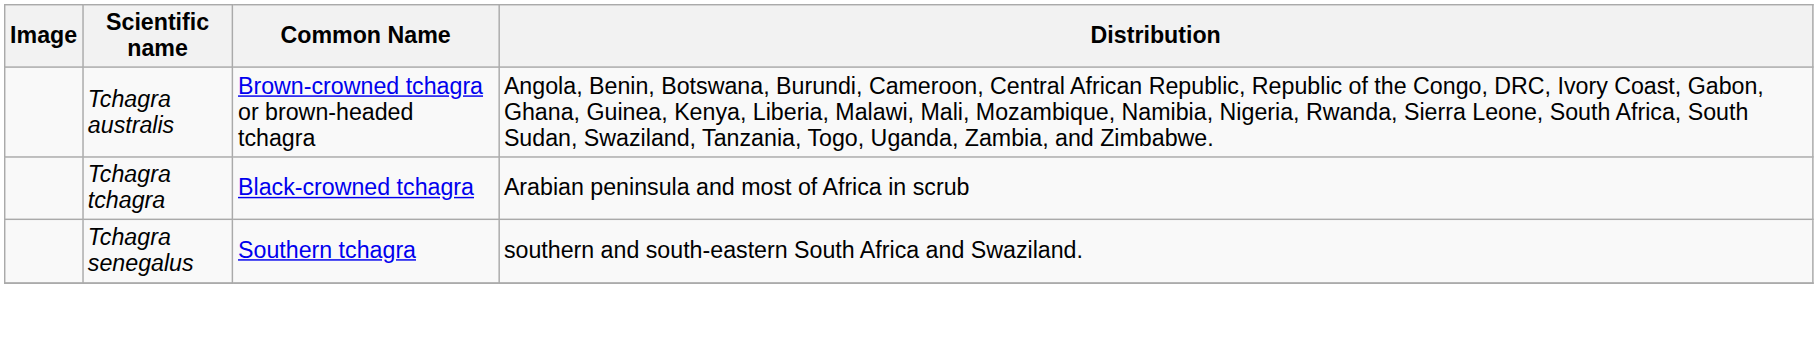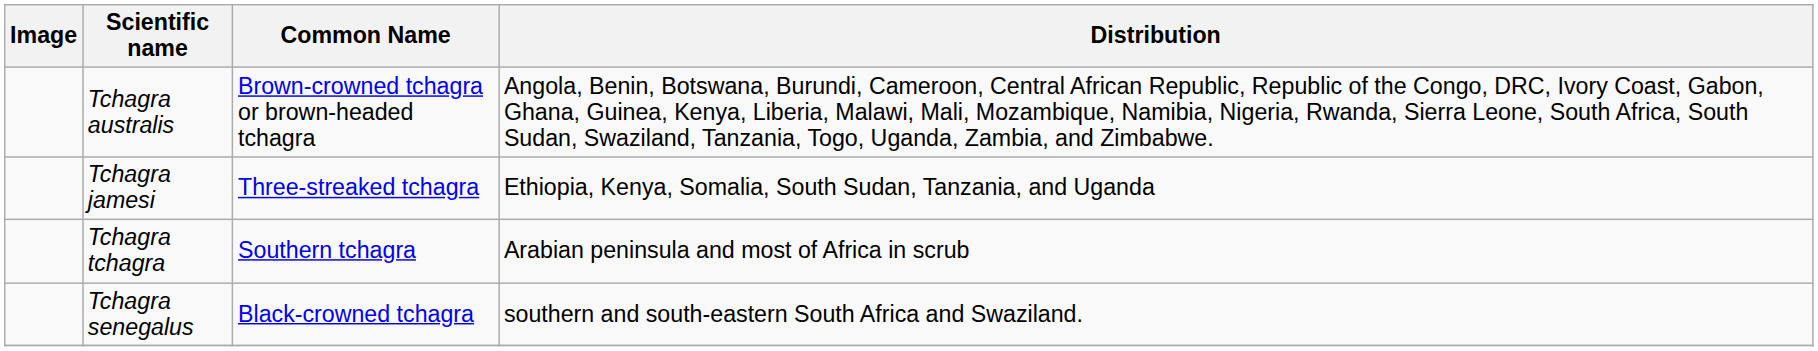+ row: (129, 187)
(356, 187) Black-crowned tchagra -> (327, 250) Southern tchagra
(327, 250) Southern tchagra -> (356, 313) Black-crowned tchagra
